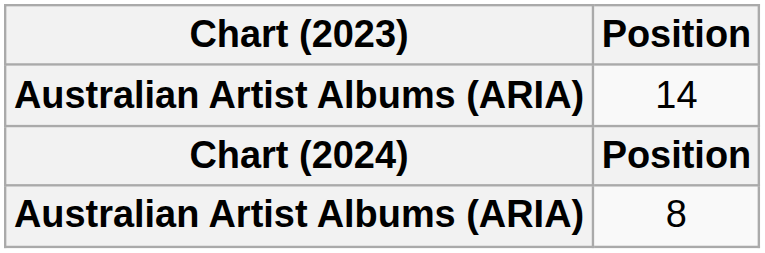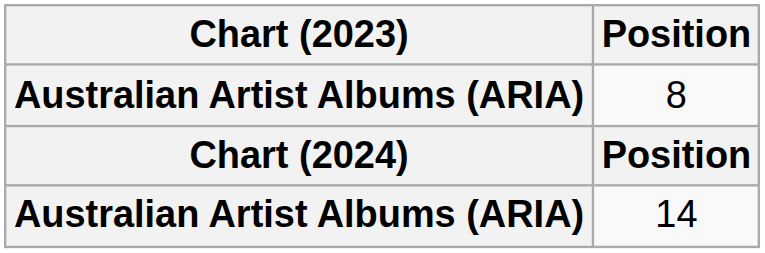rows swapped: (676, 94) <-> (676, 214)
